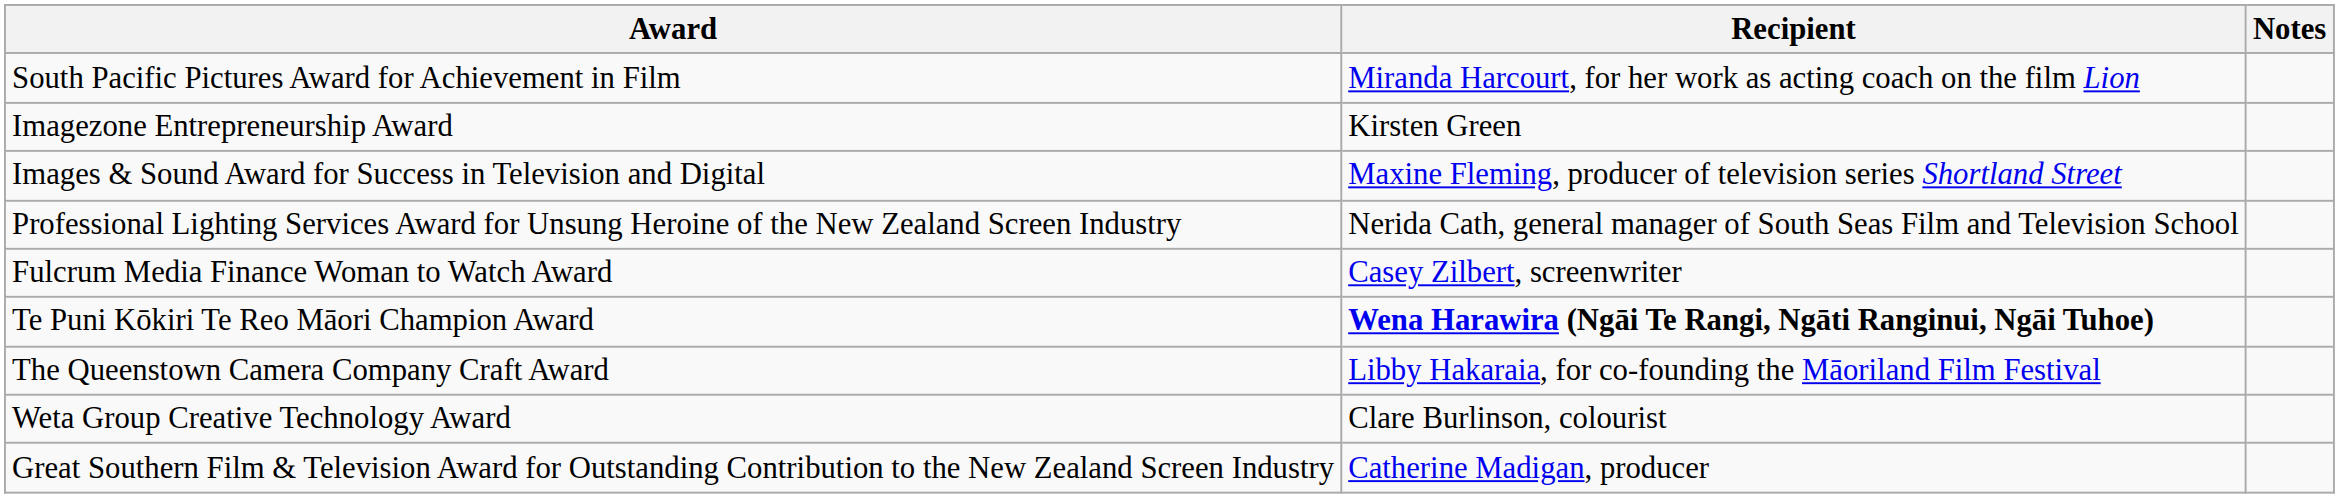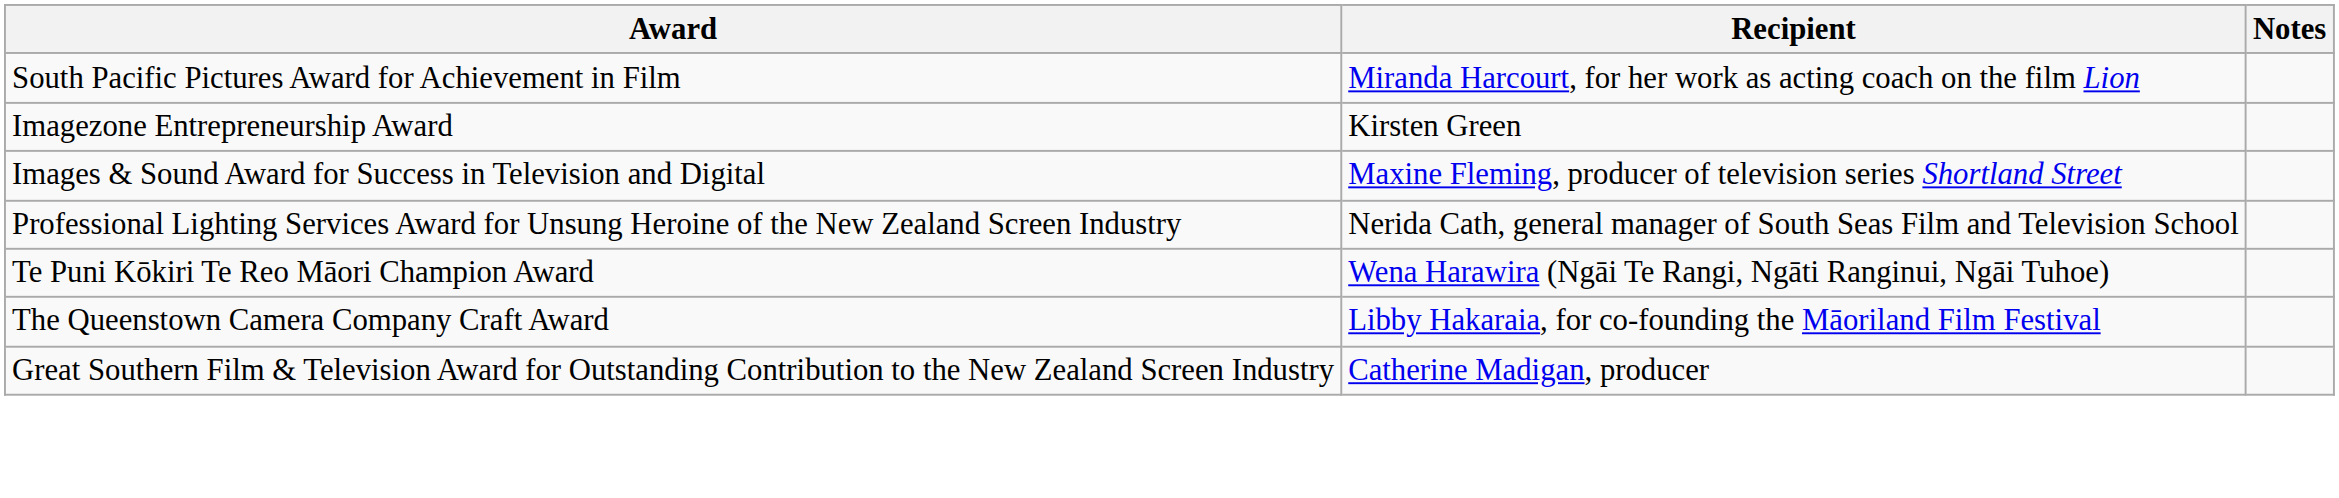- row: (312, 272)
(1751, 321) bold -> (1729, 272) normal
- row: (261, 418)
